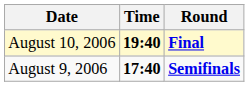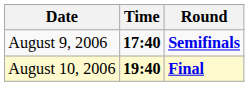rows swapped: (58, 68) <-> (62, 42)
